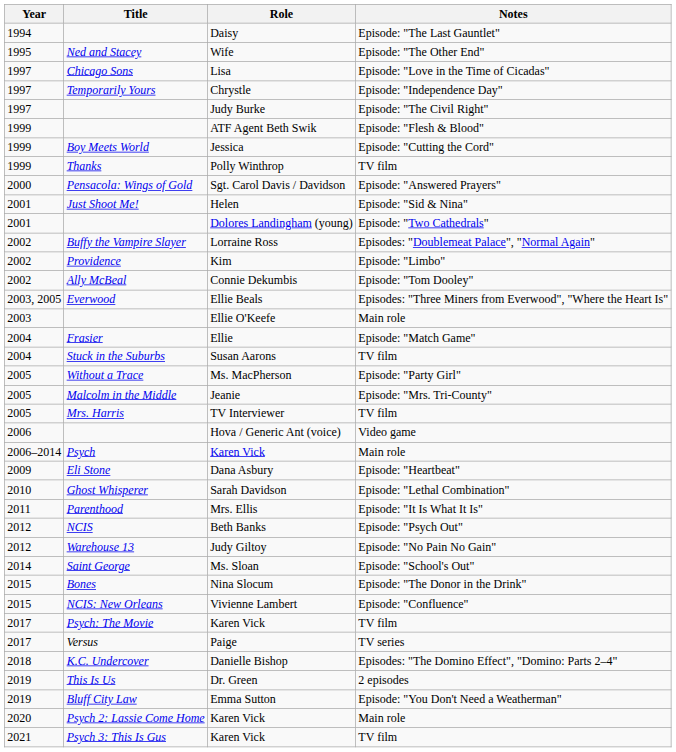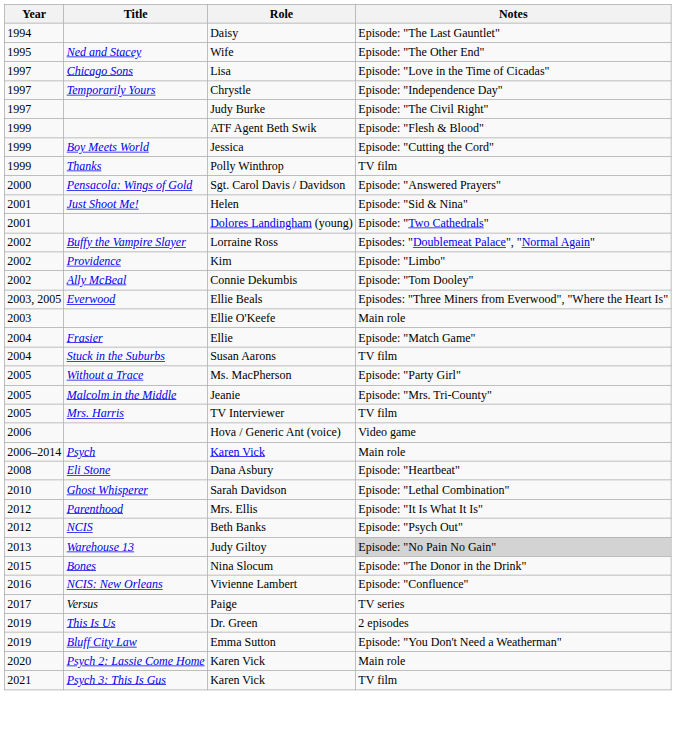(19, 470) 2009 -> (19, 470) 2008
(19, 508) 2011 -> (19, 508) 2012
(19, 546) 2012 -> (19, 546) 2013
(427, 546) no background -> (427, 546) lightgrey background
- row: (98, 565)
(19, 603) 2015 -> (19, 584) 2016
- row: (110, 623)
- row: (108, 661)
